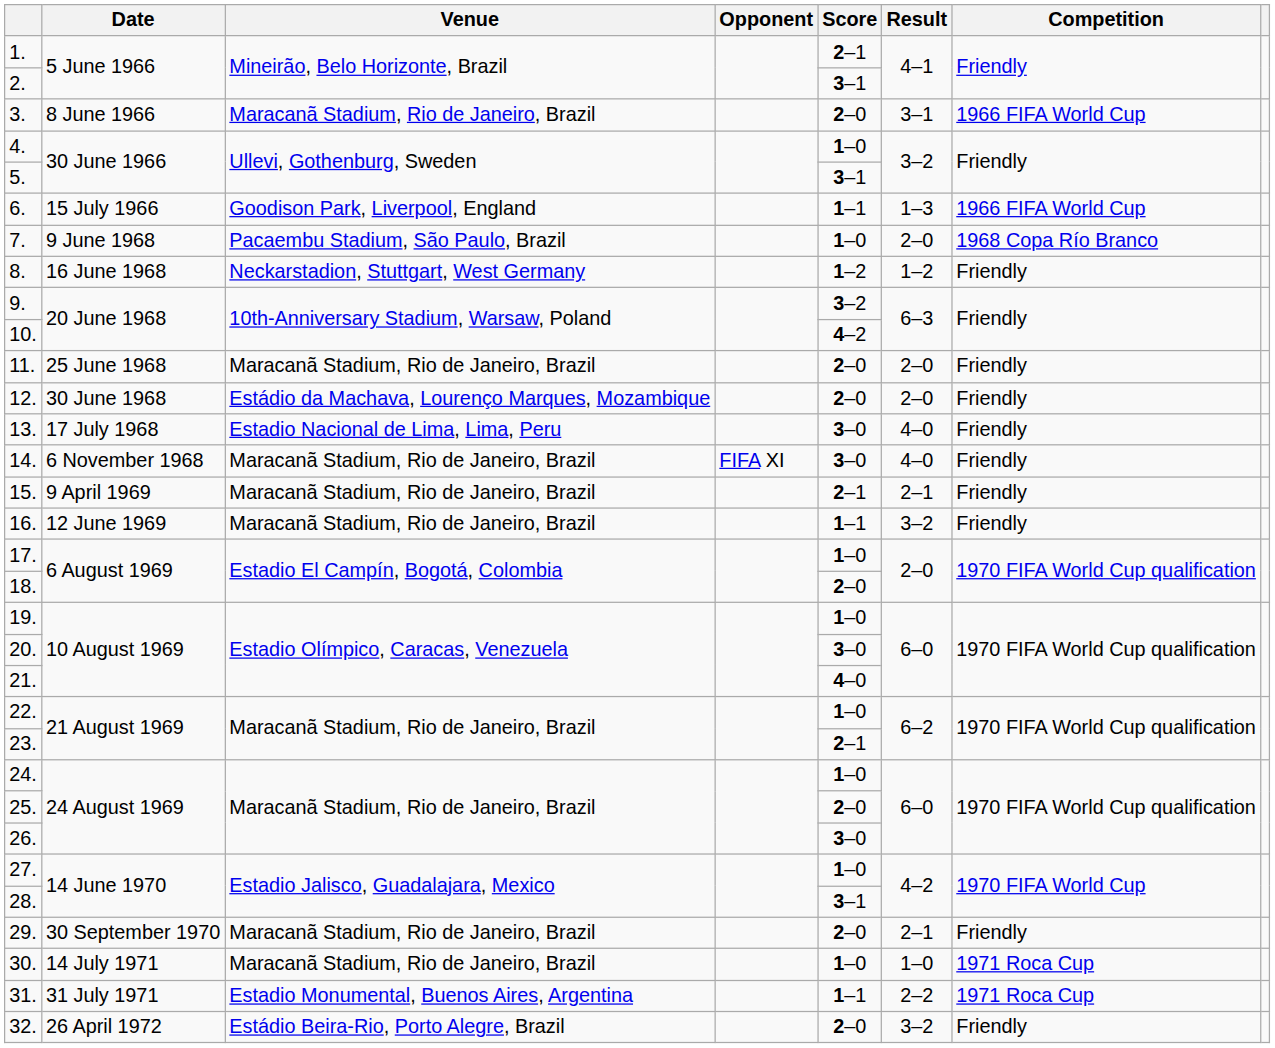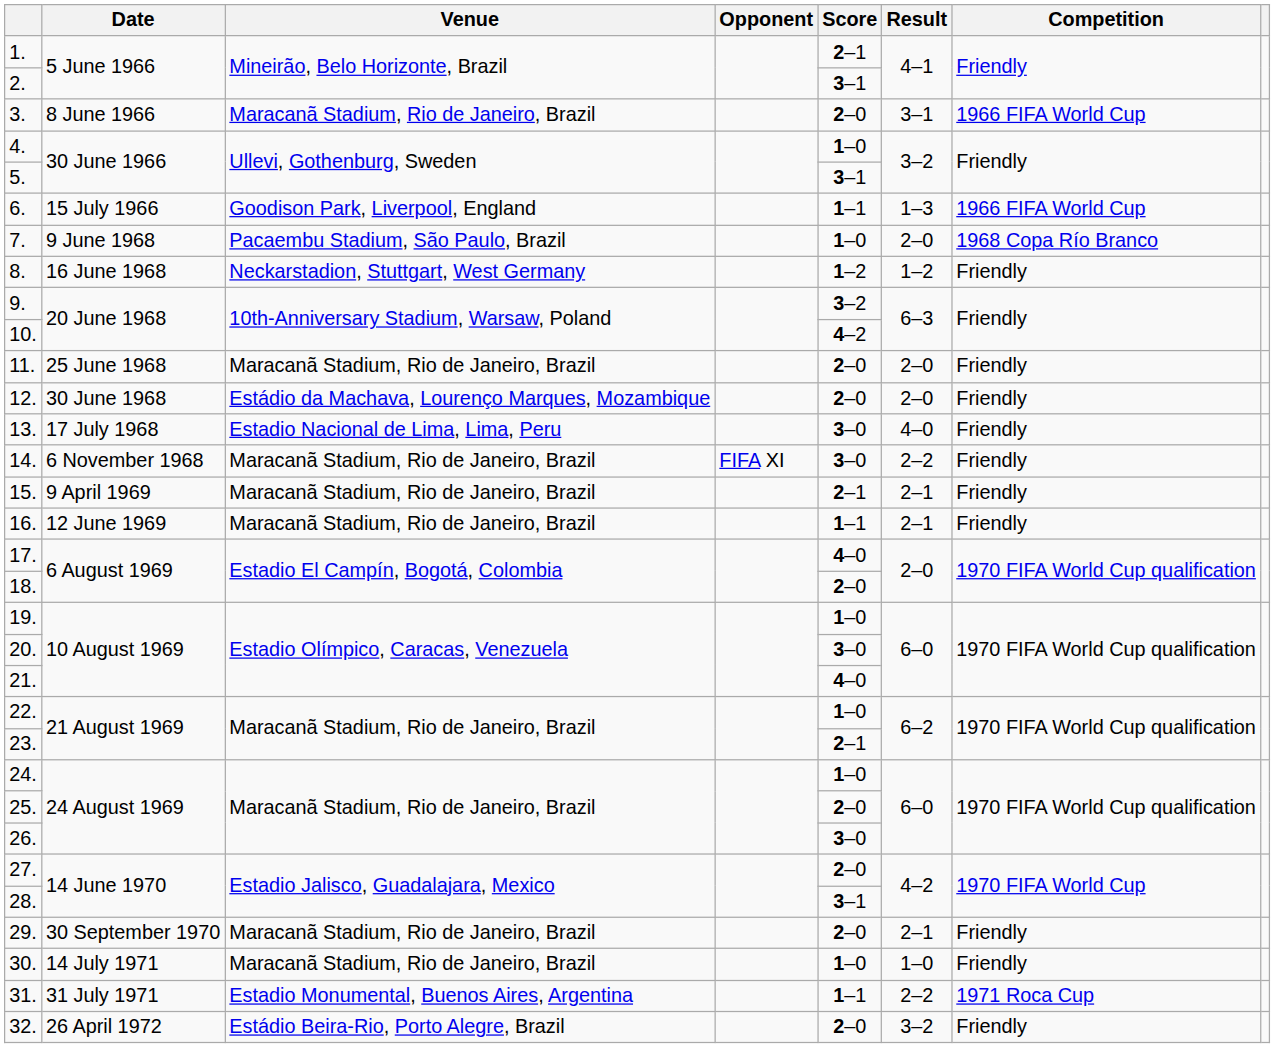(917, 460) 4–0 -> (917, 460) 2–2
(917, 523) 3–2 -> (917, 523) 2–1
(850, 555) 1–0 -> (850, 555) 4–0
(850, 869) 1–0 -> (850, 869) 2–0
(1025, 964) 1971 Roca Cup -> (992, 964) Friendly
